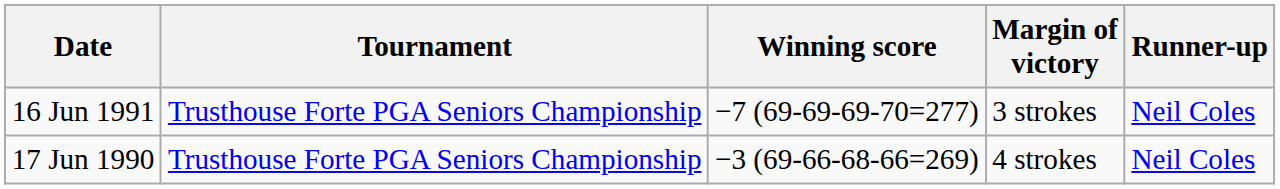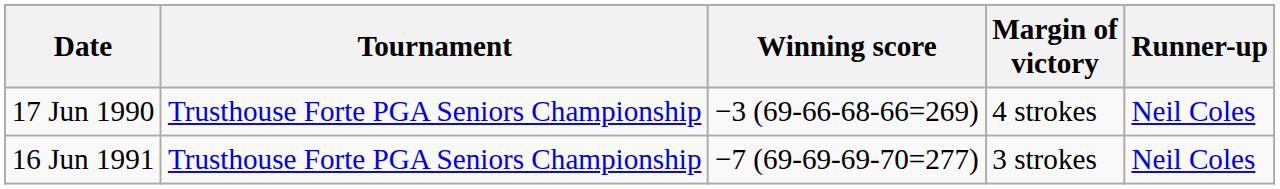rows swapped: (83, 159) <-> (83, 111)
